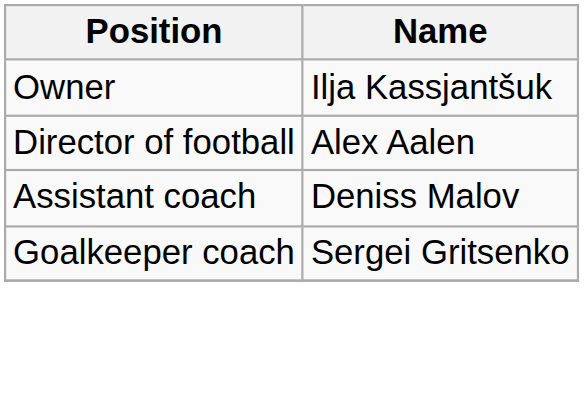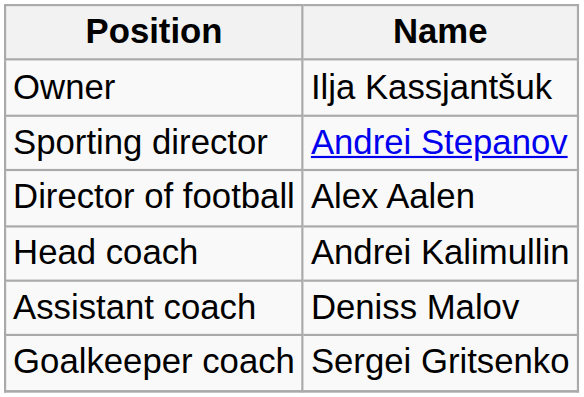+ row: (140, 142)
+ row: (106, 252)
